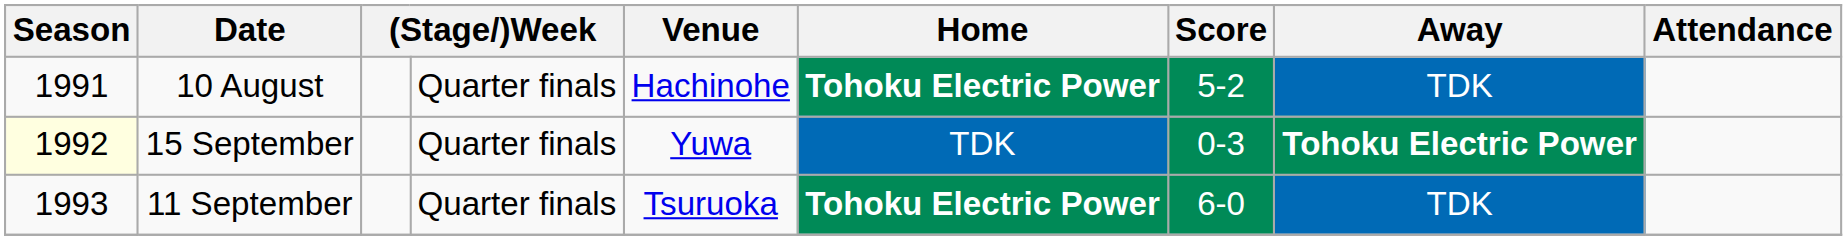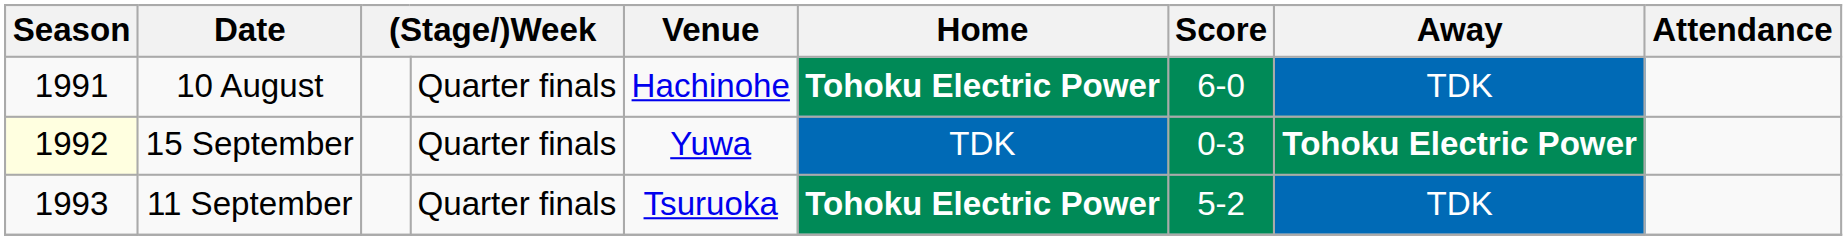(1221, 86) 5-2 -> (1221, 86) 6-0
(1221, 203) 6-0 -> (1221, 203) 5-2
